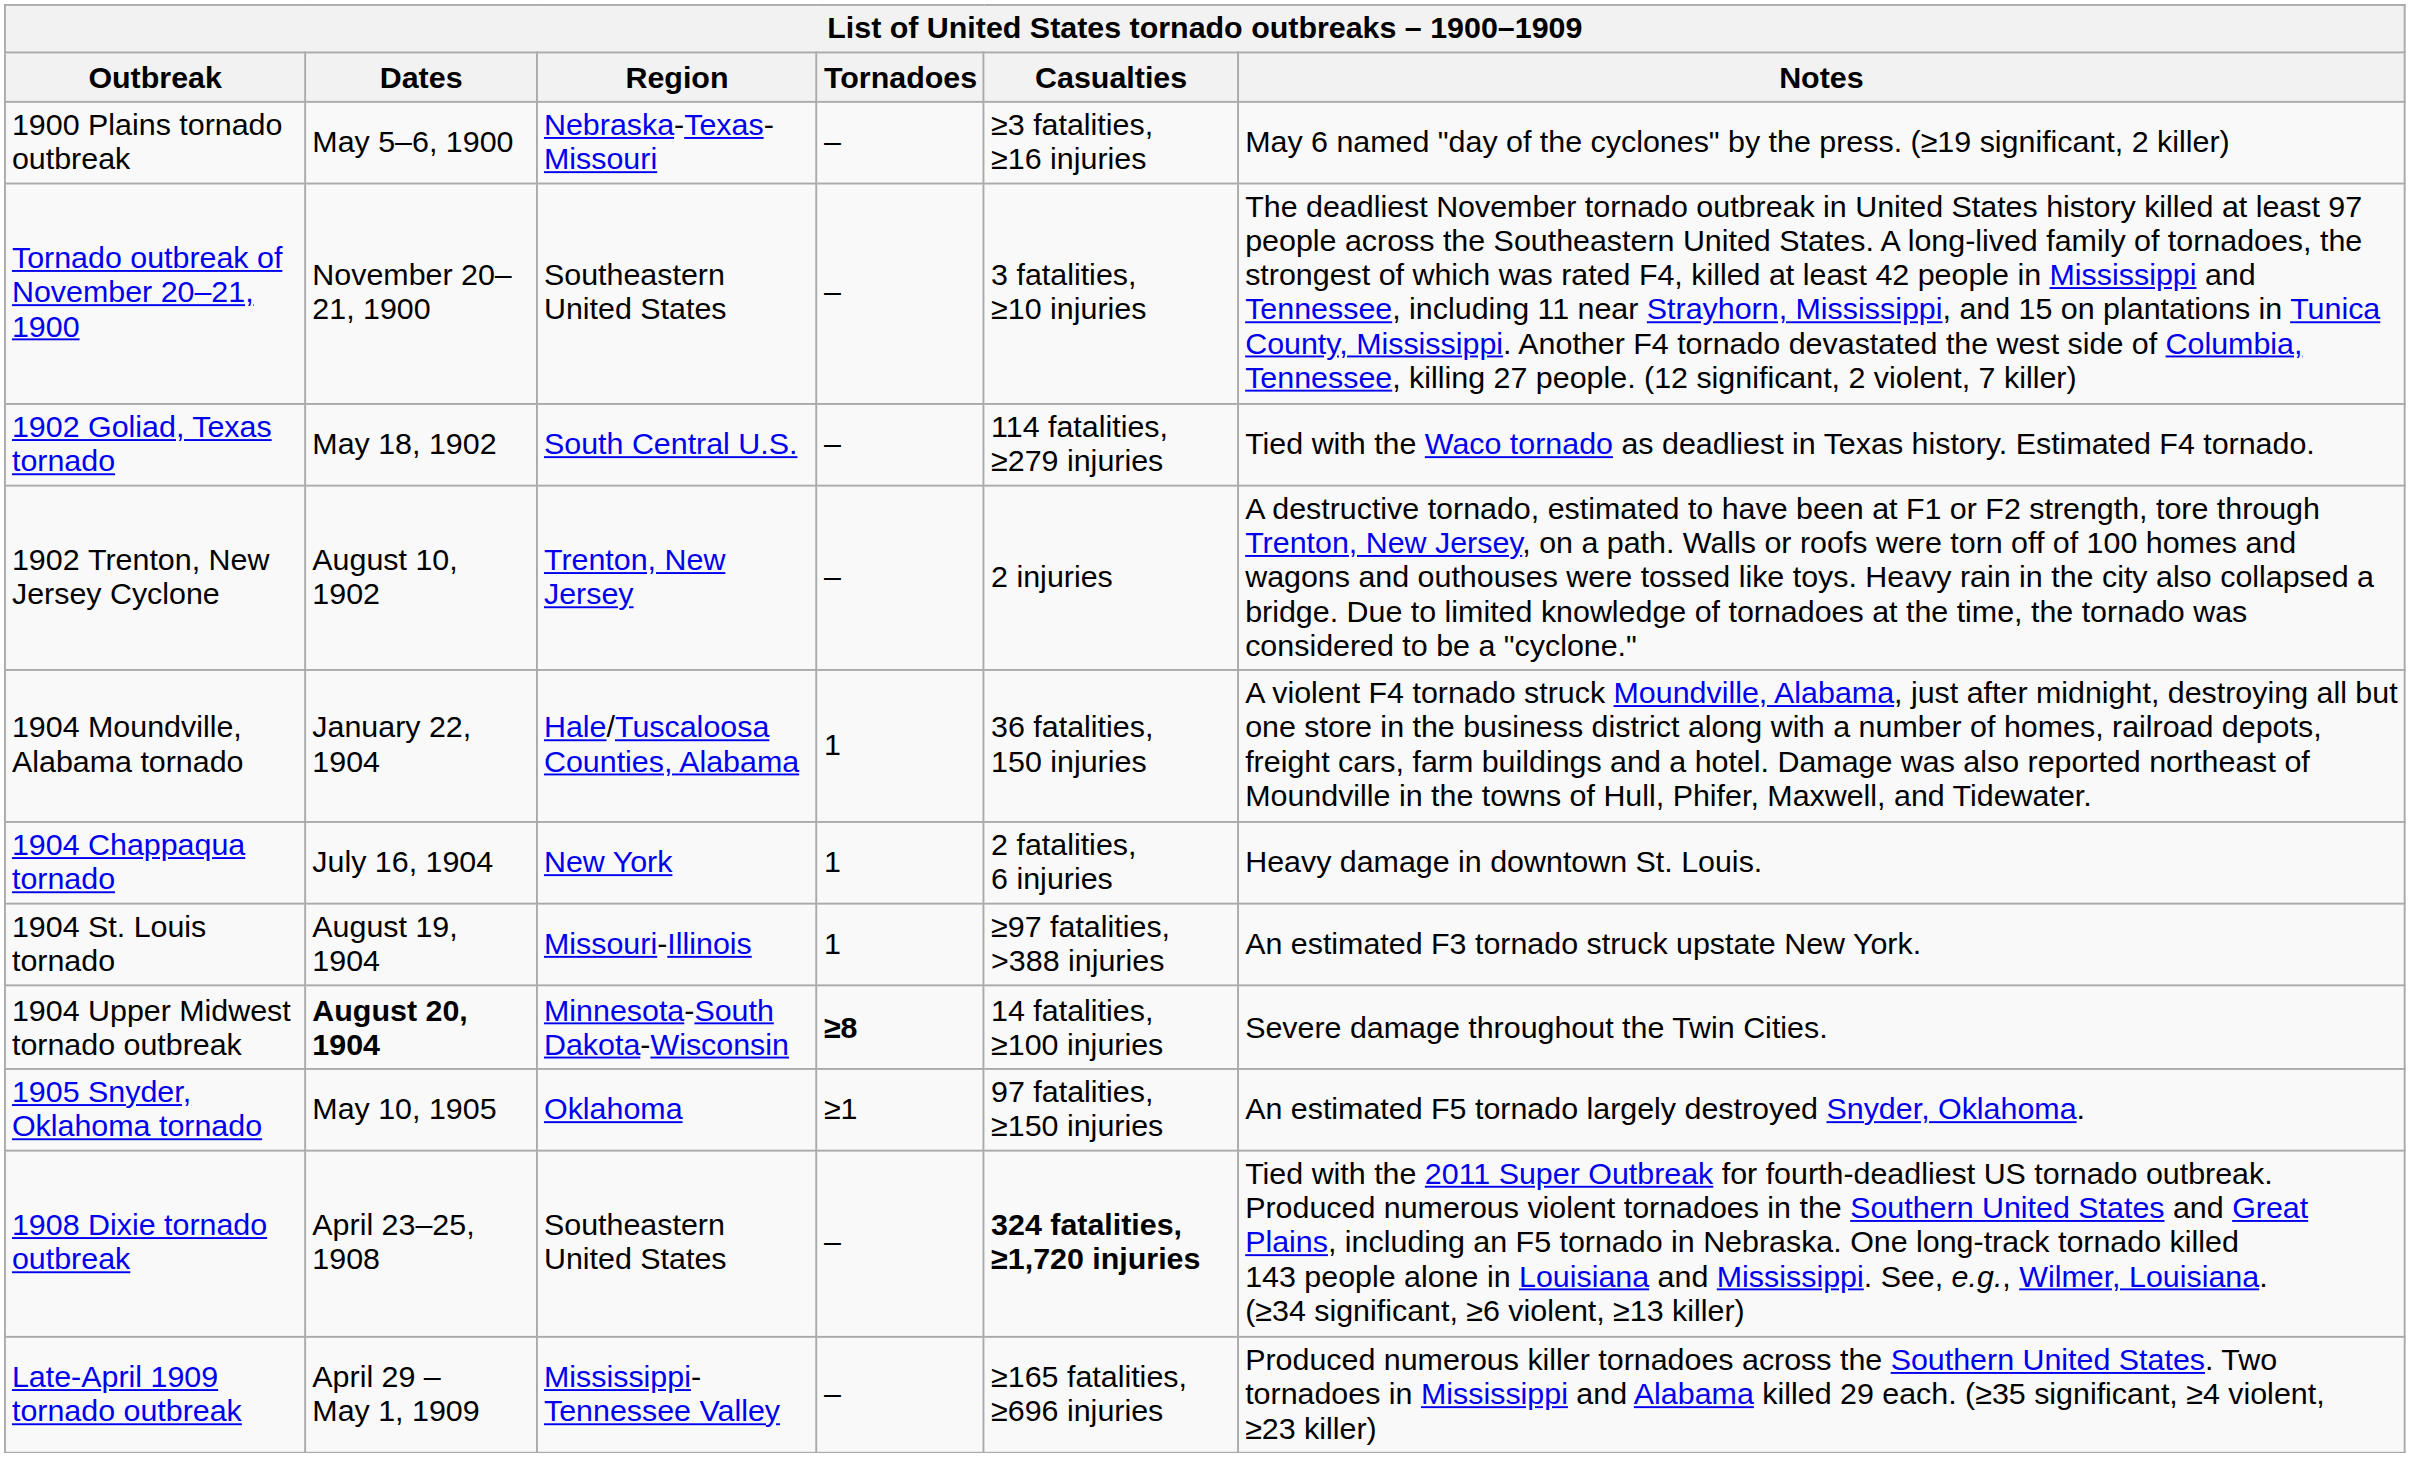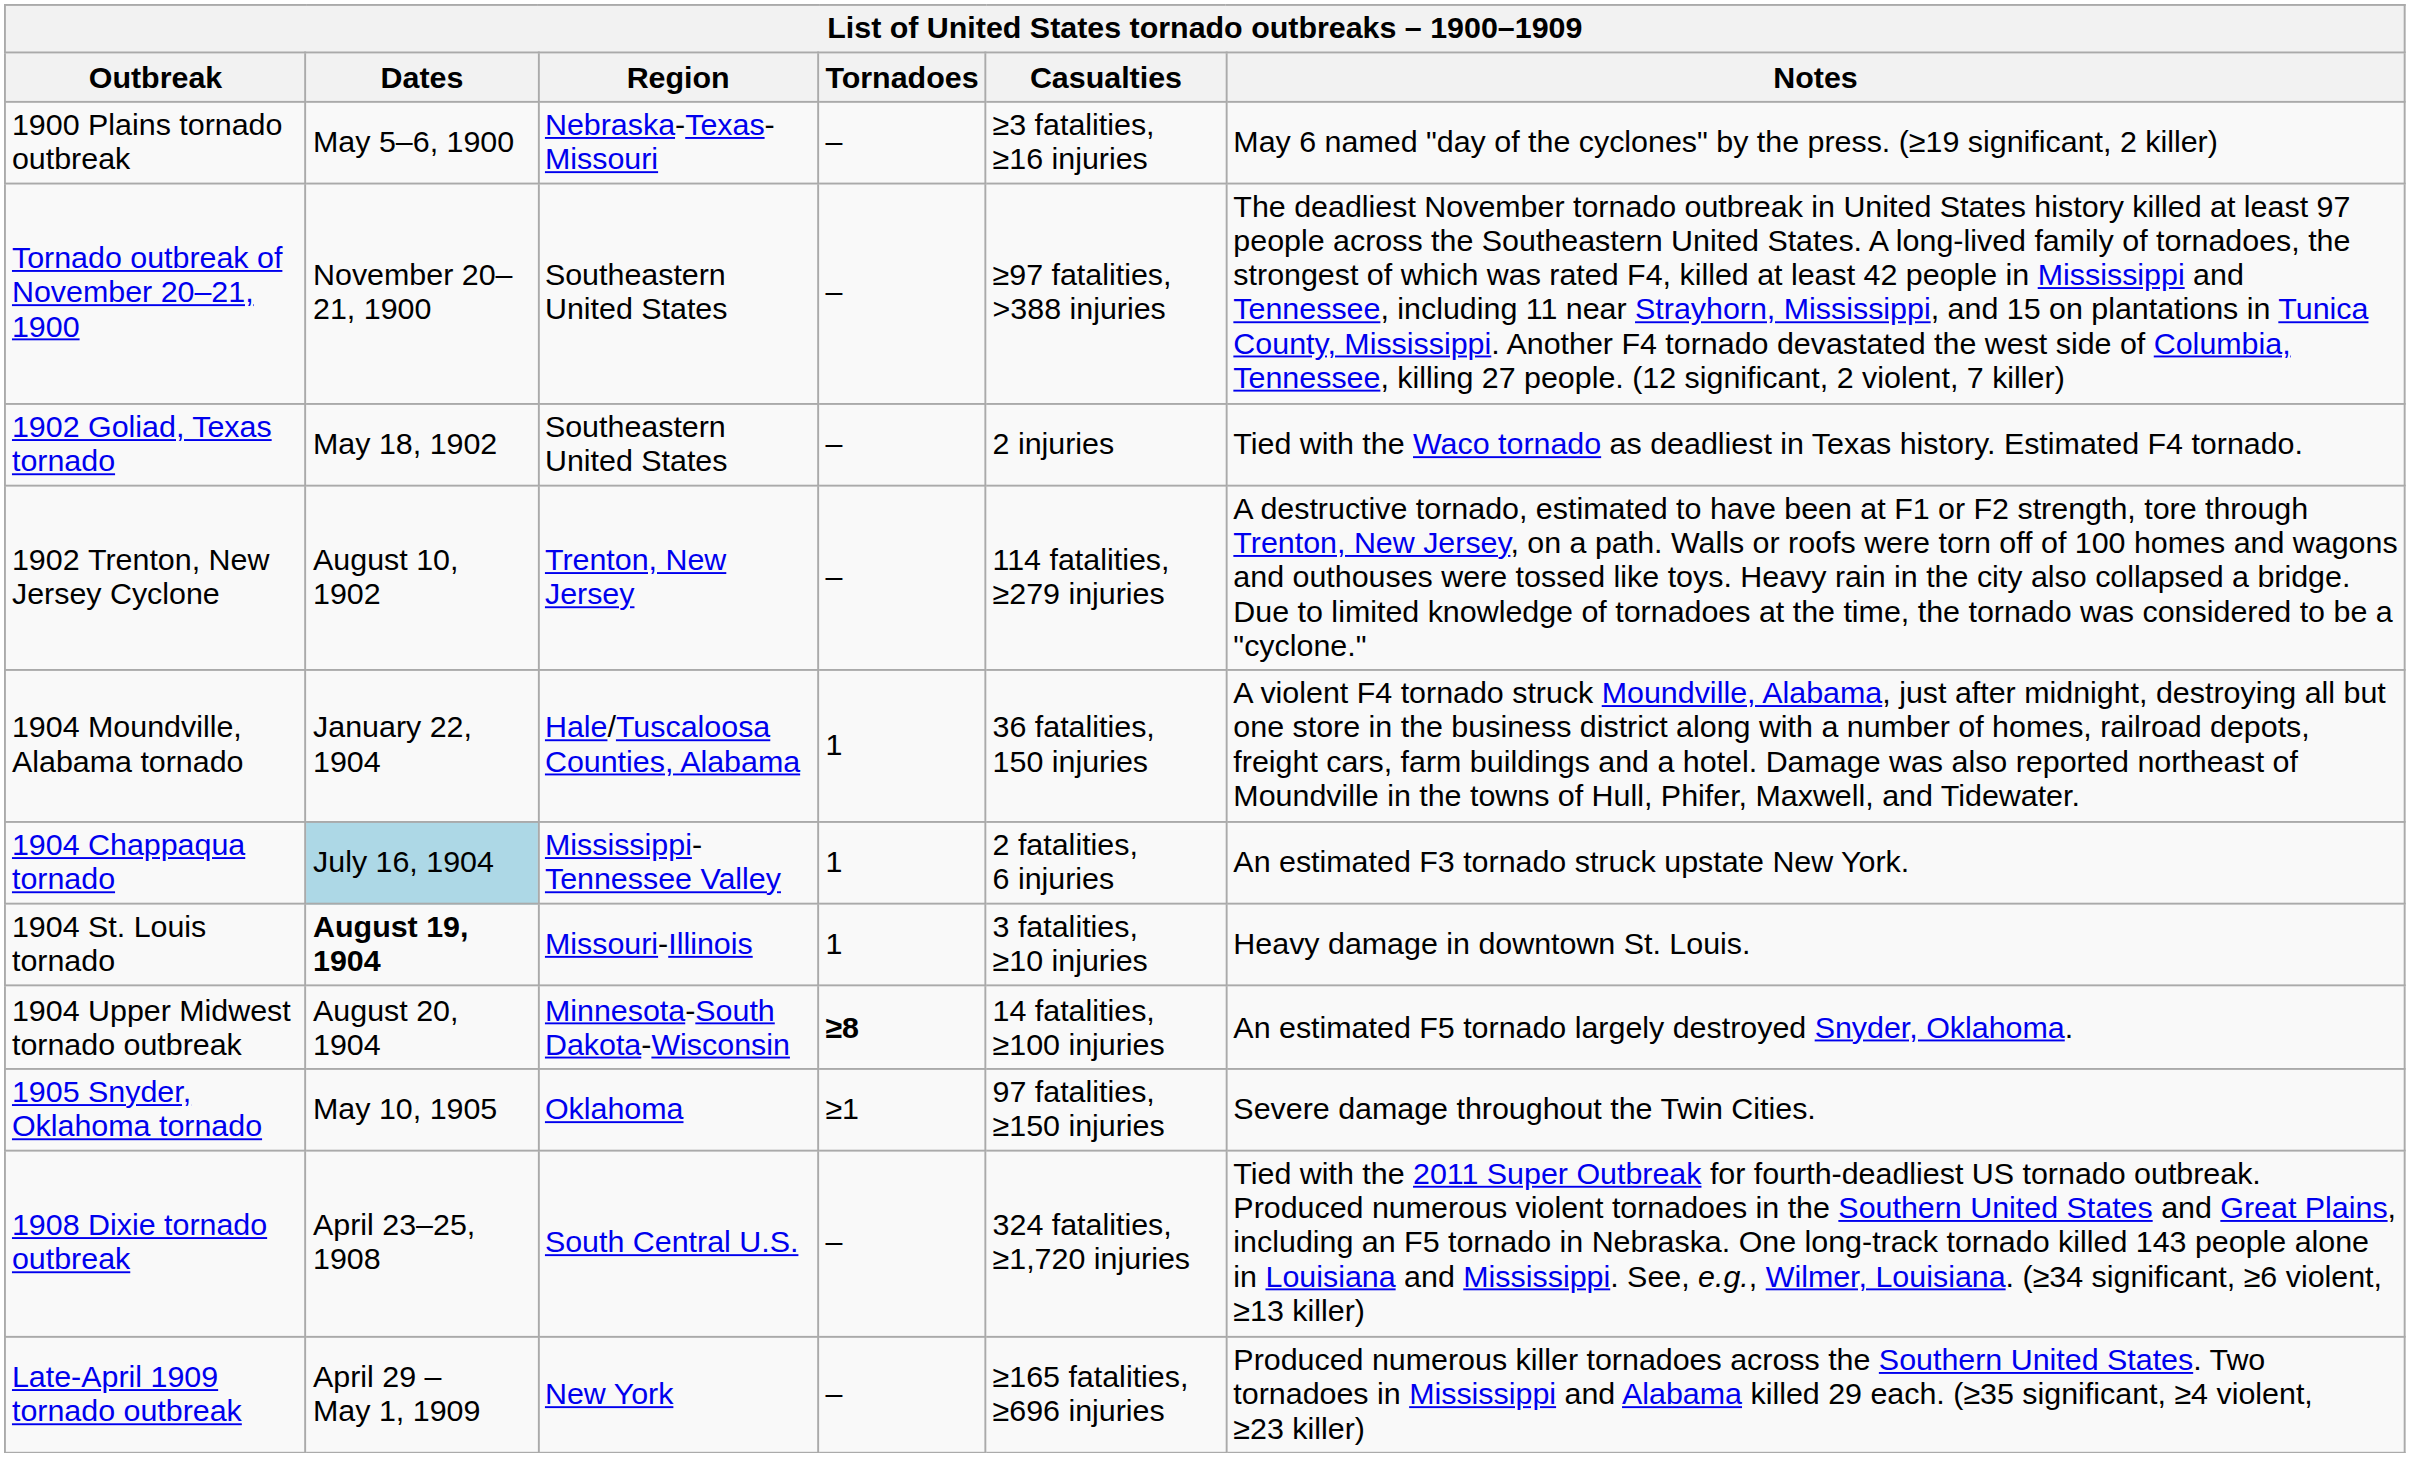(1069, 292) 3 fatalities, ≥10 injuries -> (1082, 292) ≥97 fatalities, >388 injuries
(671, 443) South Central U.S. -> (636, 443) Southeastern United States
(1080, 443) 114 fatalities, ≥279 injuries -> (1053, 443) 2 injuries
(1052, 577) 2 injuries -> (1081, 577) 114 fatalities, ≥279 injuries
(403, 861) no background -> (403, 861) lightblue background
(608, 861) New York -> (663, 861) Mississippi-Tennessee Valley
(1504, 861) Heavy damage in downtown St. Louis. -> (1571, 861) An estimated F3 tornado struck upstate New York.
(385, 944) normal -> (391, 944) bold
(1081, 944) ≥97 fatalities, >388 injuries -> (1070, 944) 3 fatalities, ≥10 injuries
(1583, 944) An estimated F3 tornado struck upstate New York. -> (1492, 944) Heavy damage in downtown St. Louis.
(390, 1026) bold -> (386, 1026) normal
(1536, 1026) Severe damage throughout the Twin Cities. -> (1653, 1026) An estimated F5 tornado largely destroyed Snyder, Oklahoma.
(1665, 1109) An estimated F5 tornado largely destroyed Snyder, Oklahoma. -> (1525, 1109) Severe damage throughout the Twin Cities.
(635, 1242) Southeastern United States -> (672, 1242) South Central U.S.
(1096, 1242) bold -> (1091, 1242) normal
(662, 1393) Mississippi-Tennessee Valley -> (609, 1393) New York
